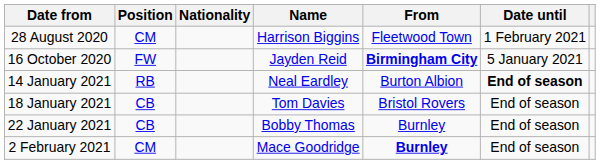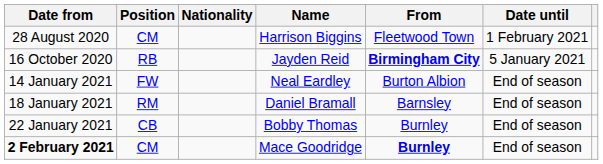(145, 59) FW -> (148, 59) RB
(145, 81) RB -> (148, 81) FW
(535, 81) bold -> (537, 81) normal
+ row: (310, 103)
- row: (308, 103)
(59, 147) normal -> (61, 147) bold
